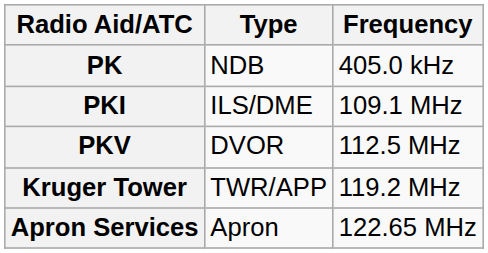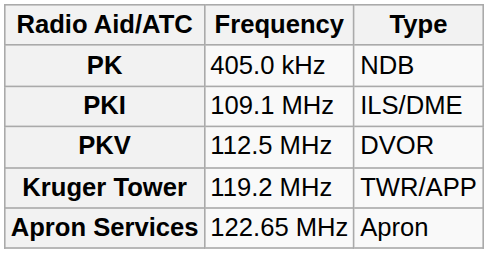columns swapped: (269, 24) <-> (408, 24)
